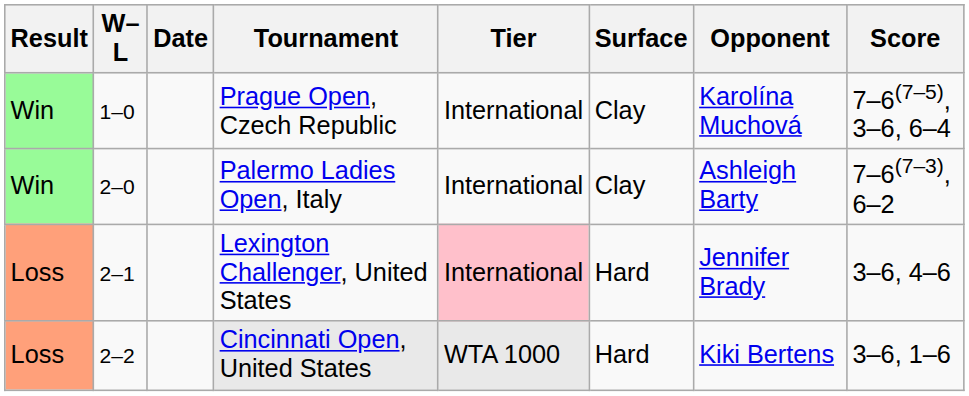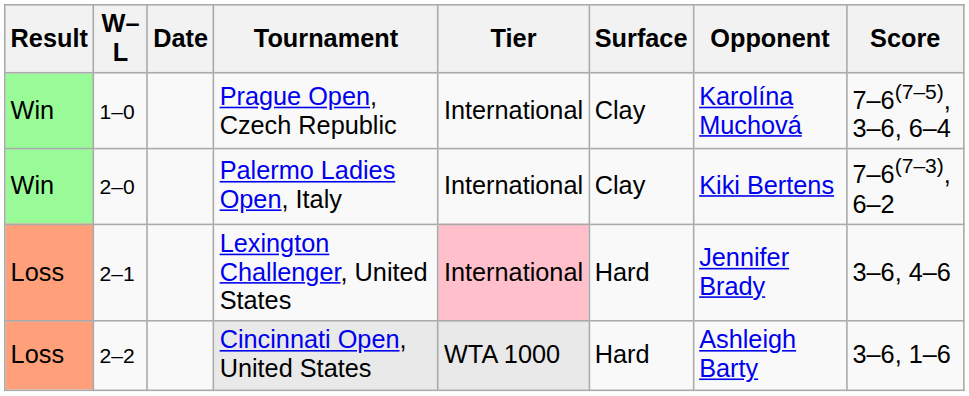(748, 186) Ashleigh Barty -> (767, 186) Kiki Bertens
(767, 355) Kiki Bertens -> (748, 355) Ashleigh Barty
